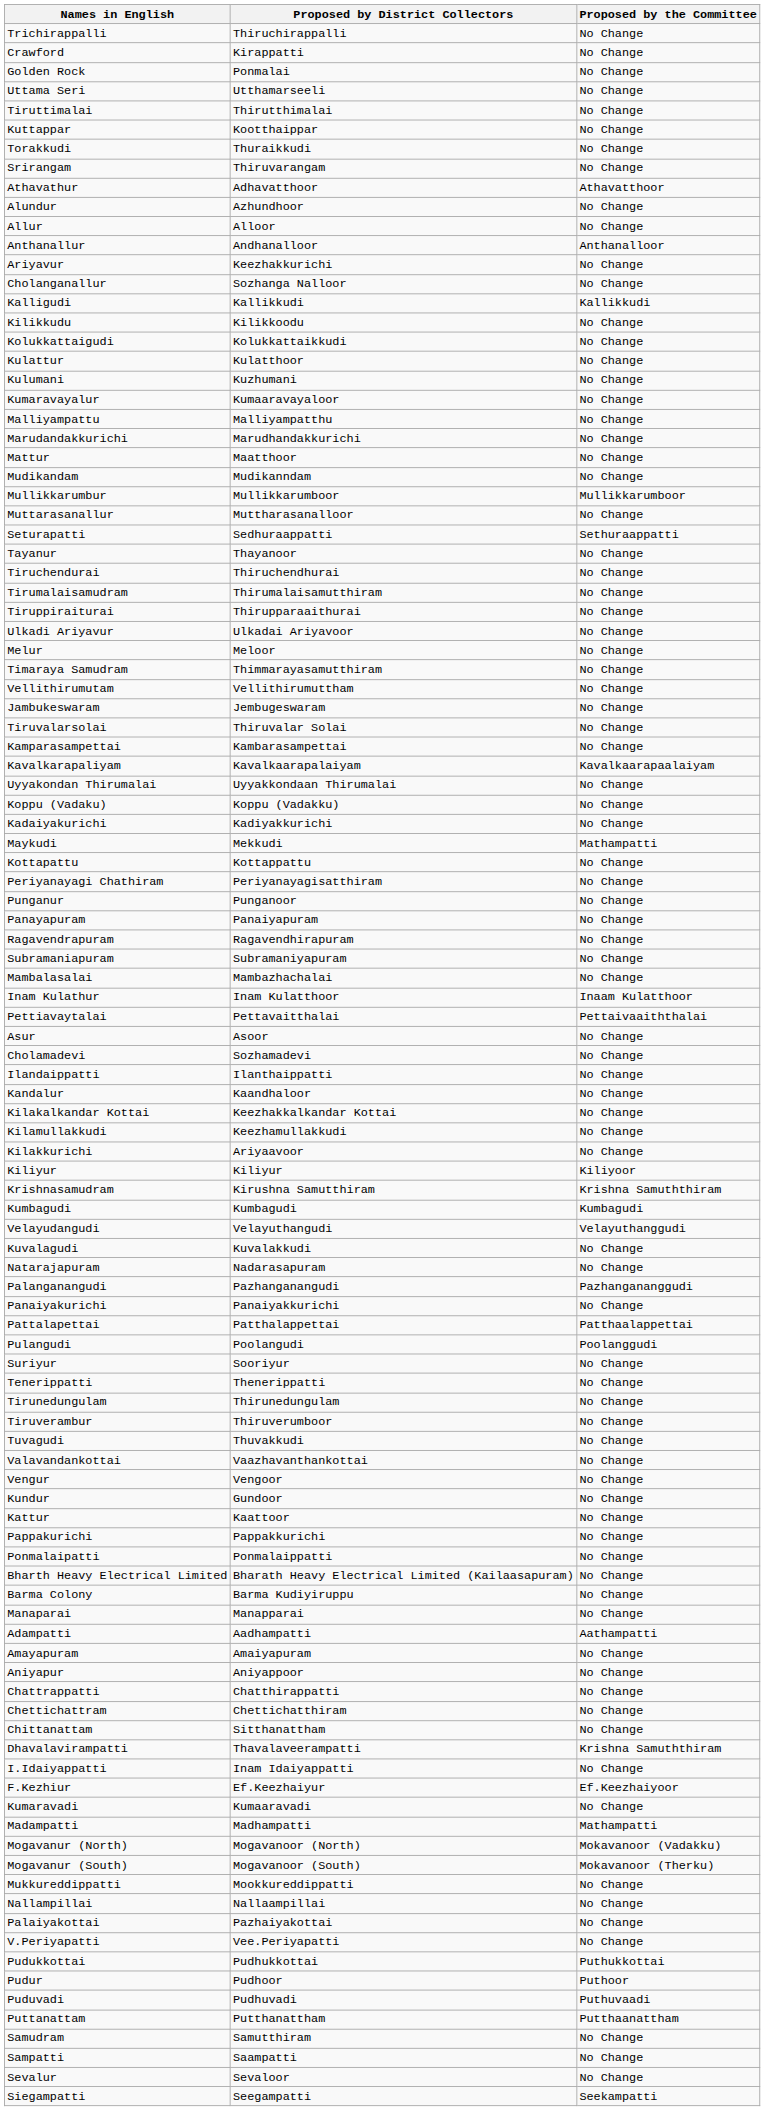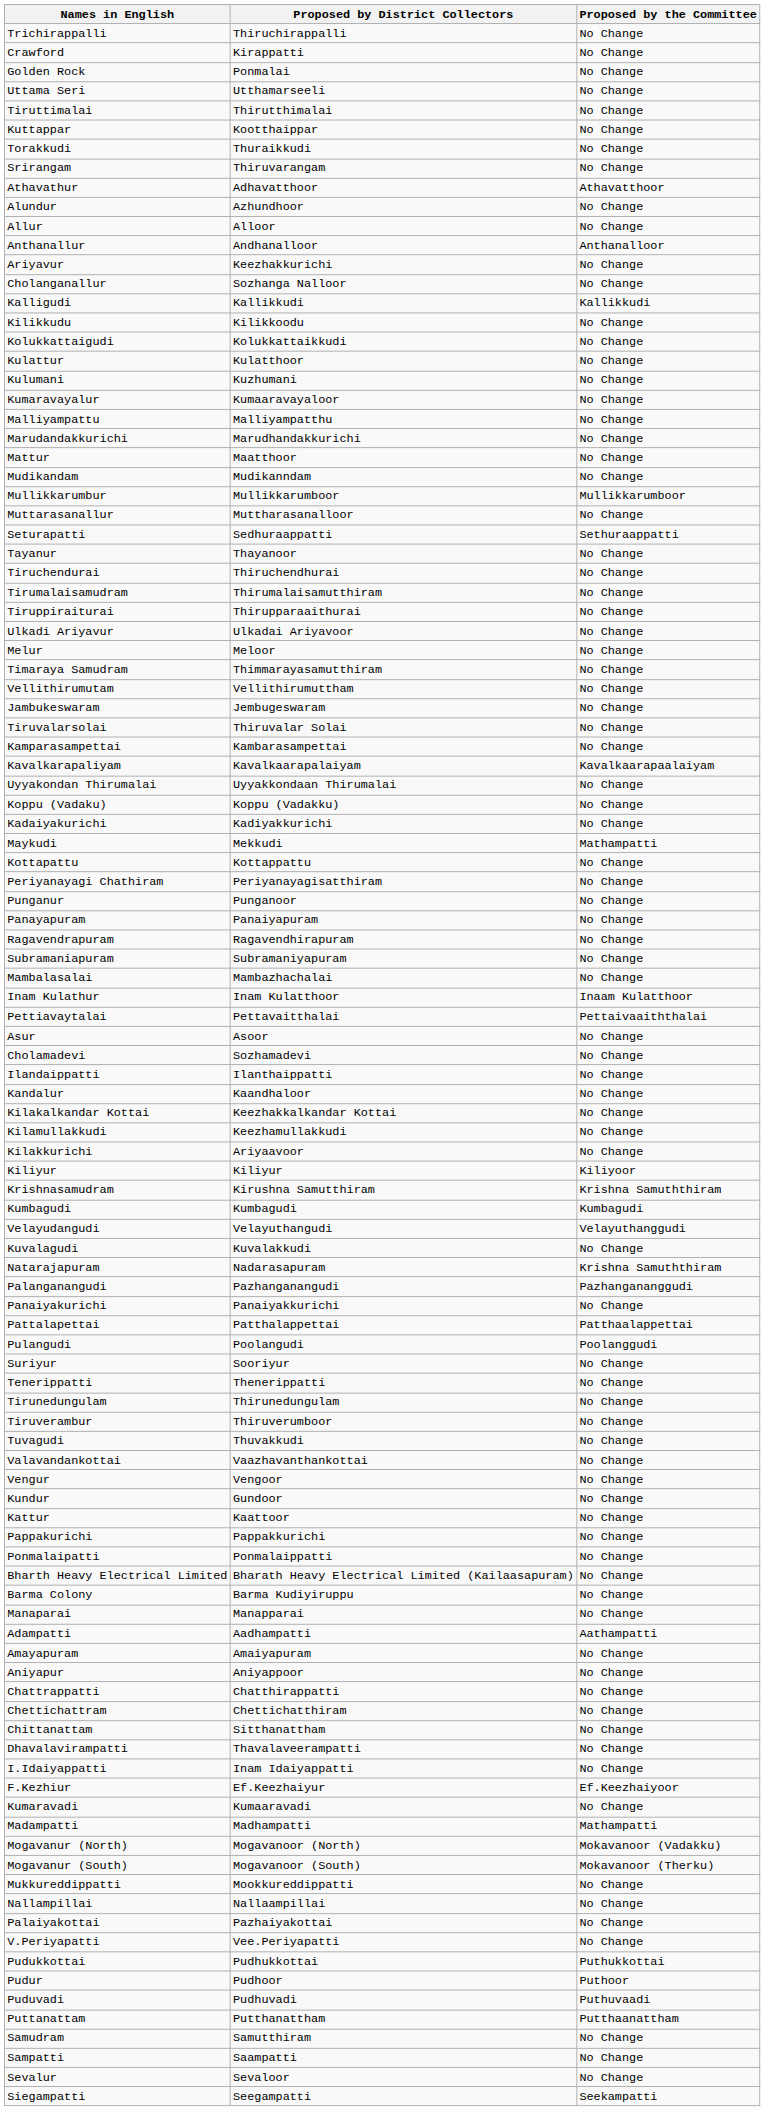(611, 1267) No Change -> (650, 1267) Krishna Samuththiram
(650, 1749) Krishna Samuththiram -> (611, 1749) No Change
